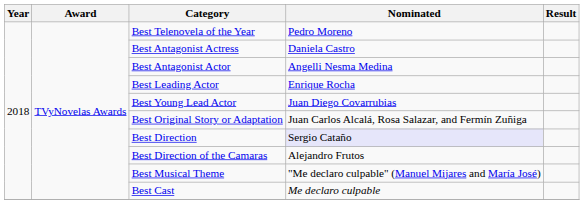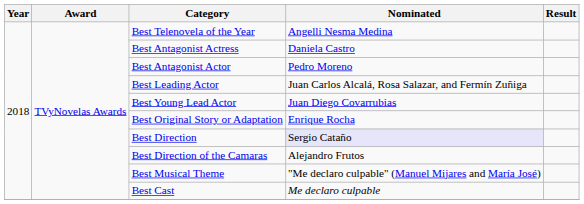(320, 31) Pedro Moreno -> (340, 31) Angelli Nesma Medina
(340, 66) Angelli Nesma Medina -> (320, 66) Pedro Moreno
(321, 84) Enrique Rocha -> (407, 84) Juan Carlos Alcalá, Rosa Salazar, and Fermín Zuñiga
(407, 119) Juan Carlos Alcalá, Rosa Salazar, and Fermín Zuñiga -> (321, 119) Enrique Rocha
